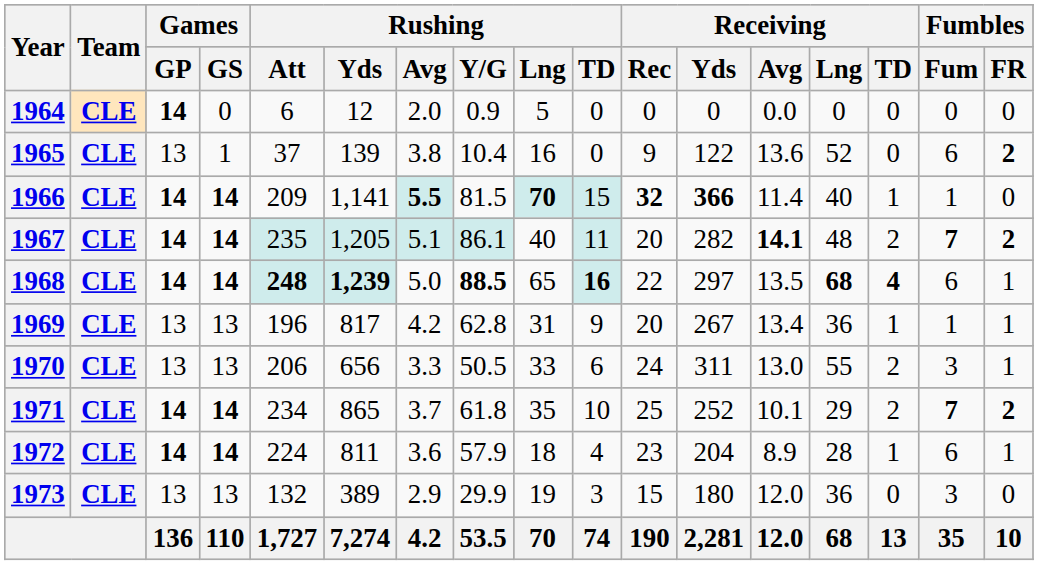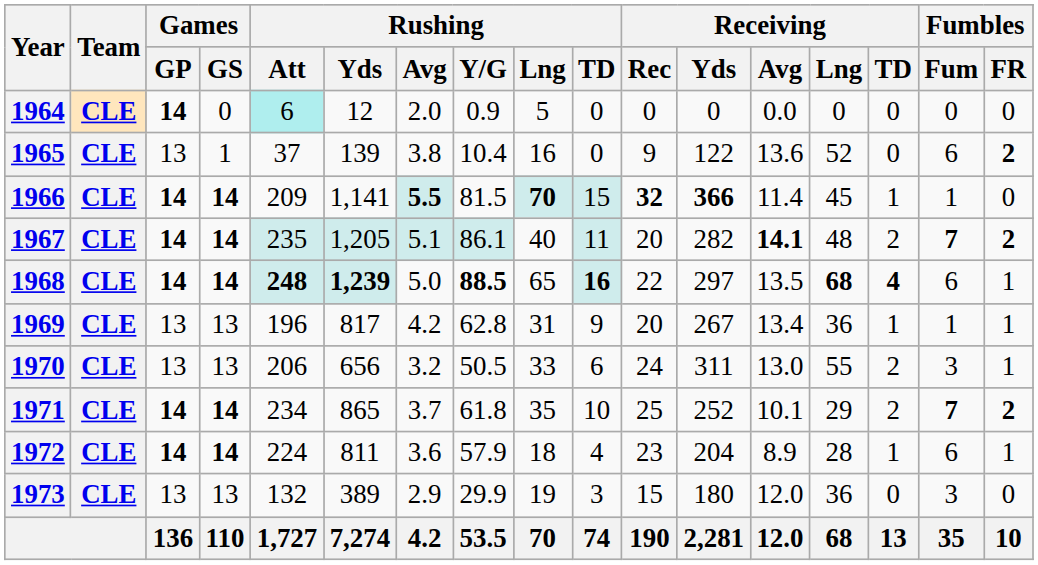(287, 111) no background -> (287, 111) paleturquoise background
(839, 196) 40 -> (839, 196) 45
(425, 366) 3.3 -> (425, 366) 3.2
